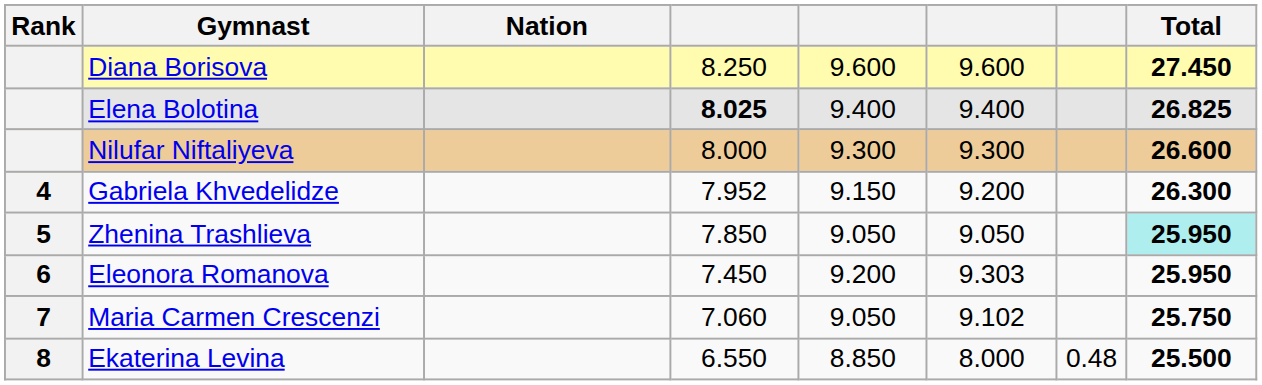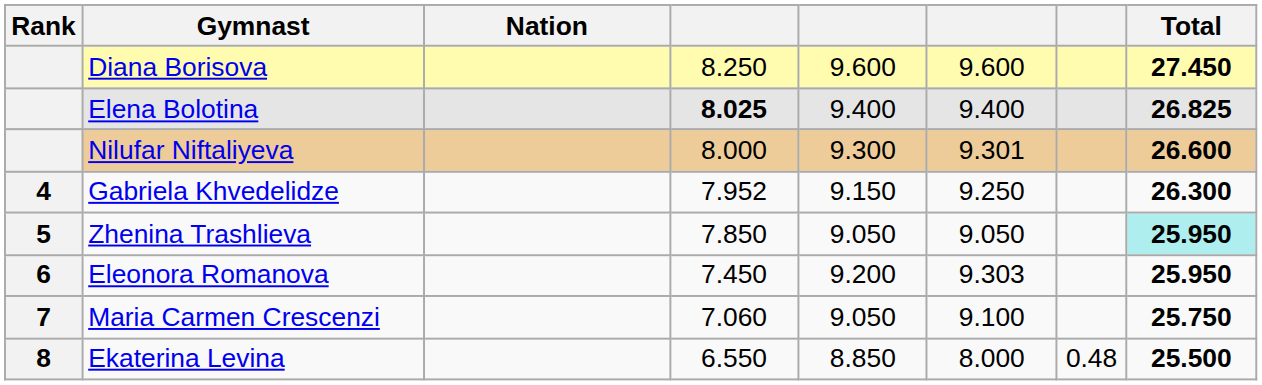(992, 150) 9.300 -> (992, 150) 9.301
(992, 192) 9.200 -> (992, 192) 9.250
(992, 316) 9.102 -> (992, 316) 9.100
